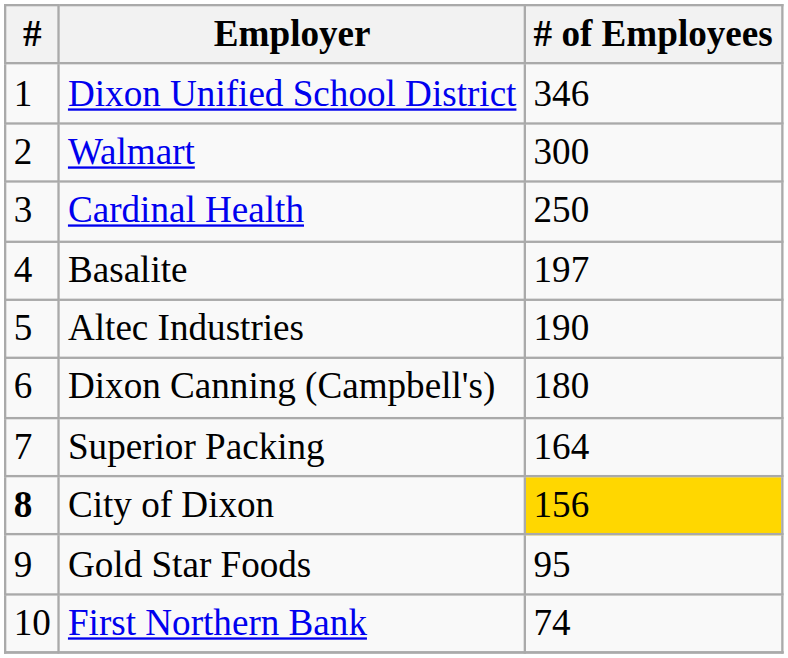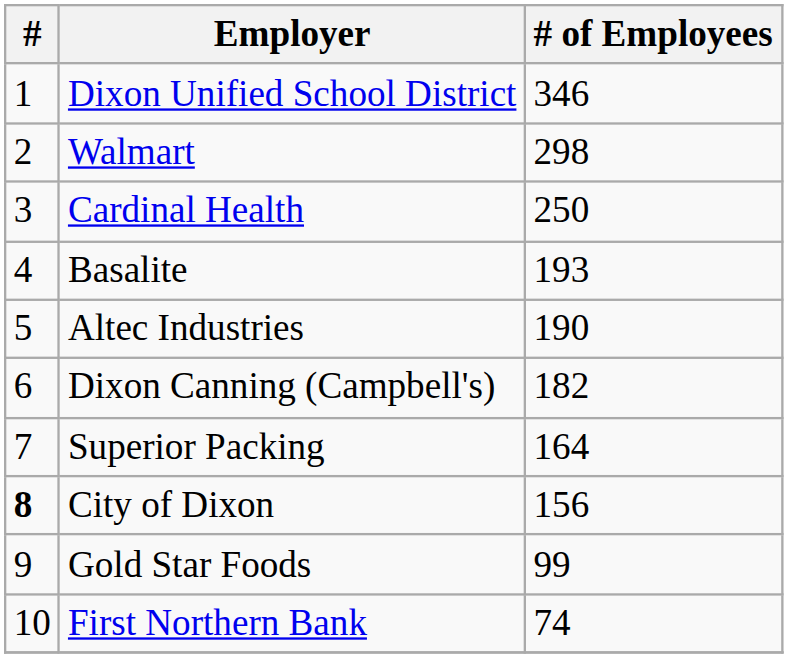(561, 151) 300 -> (561, 151) 298
(561, 269) 197 -> (561, 269) 193
(561, 387) 180 -> (561, 387) 182
(561, 504) gold background -> (561, 504) no background
(552, 563) 95 -> (552, 563) 99
